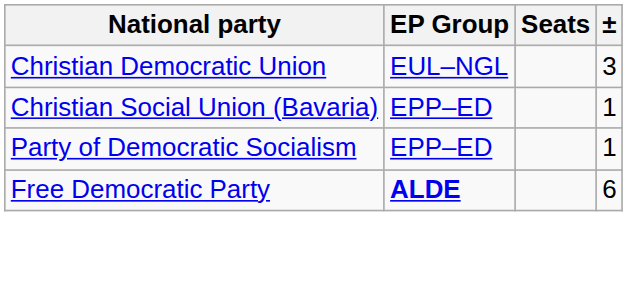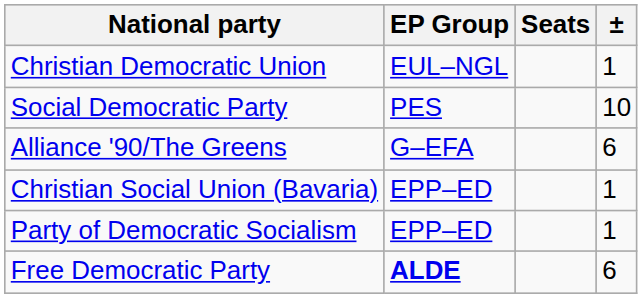(609, 66) 3 -> (609, 66) 1
+ row: (149, 107)
+ row: (149, 148)
